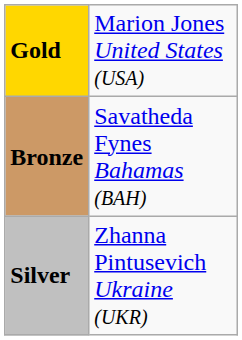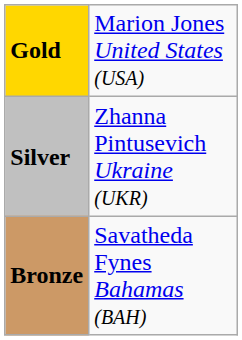rows swapped: (40, 275) <-> (47, 156)
